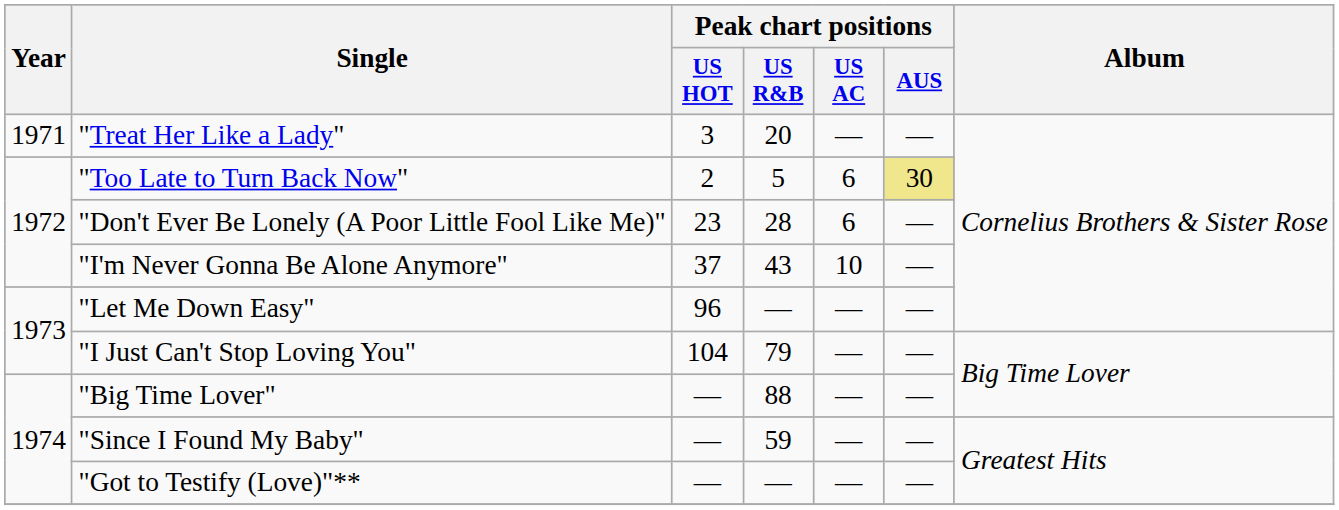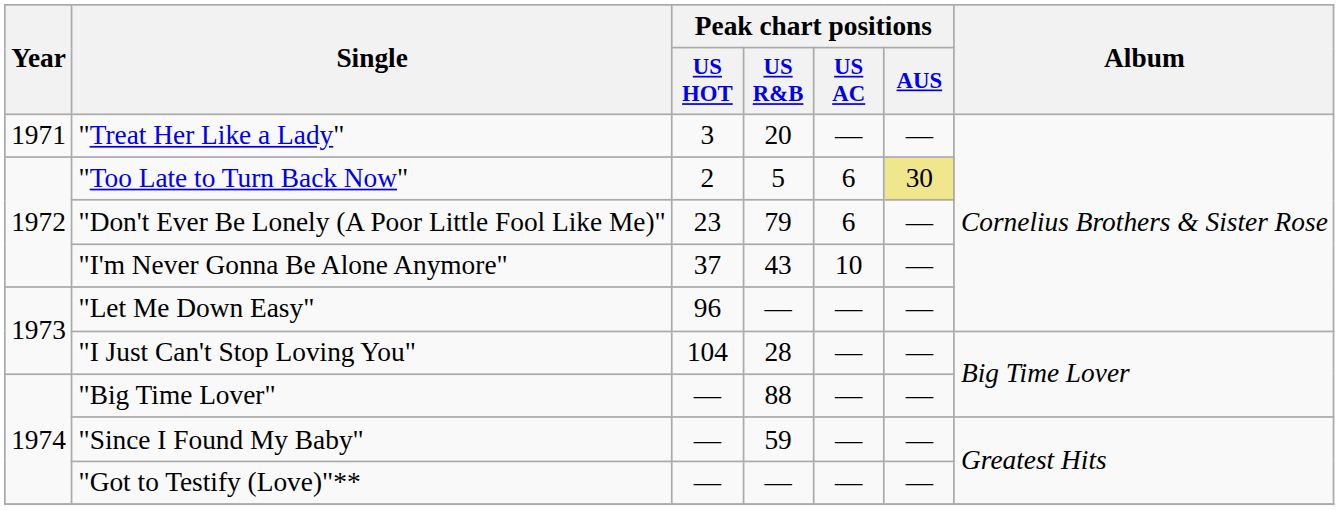(778, 221) 28 -> (778, 221) 79
(778, 352) 79 -> (778, 352) 28
